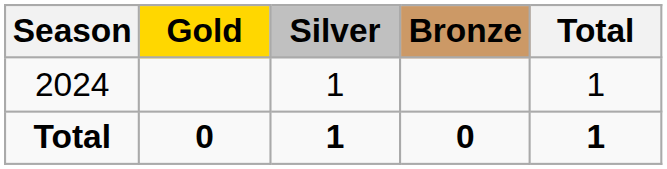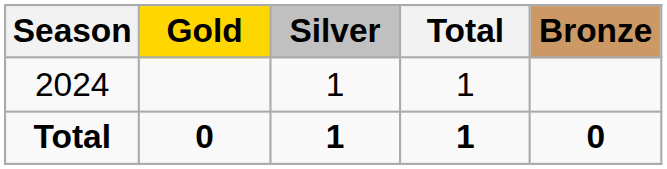columns swapped: (465, 31) <-> (596, 31)
